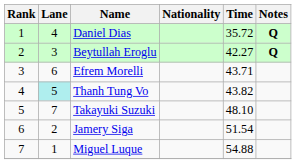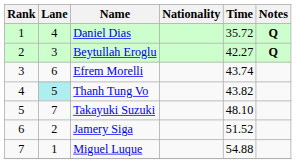(240, 71) 43.71 -> (240, 71) 43.74
(240, 129) 51.54 -> (240, 129) 51.52
